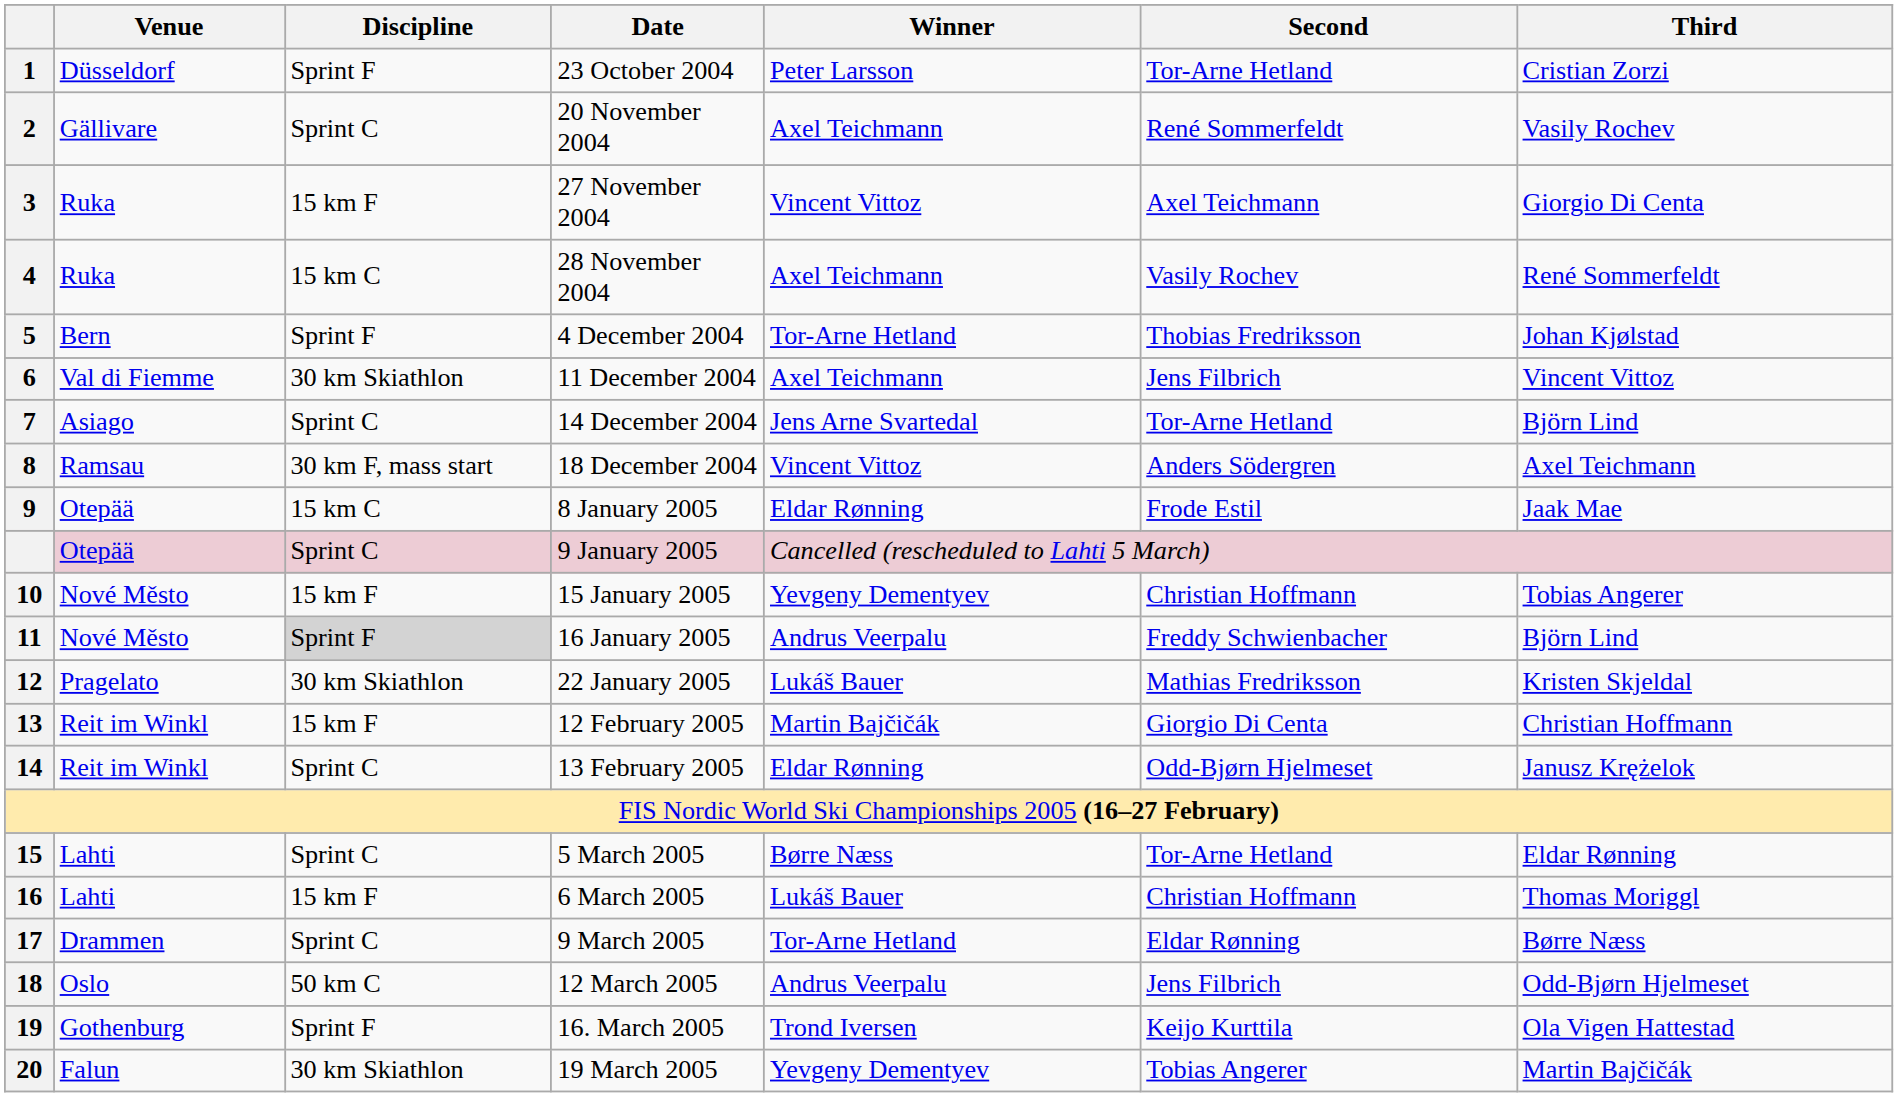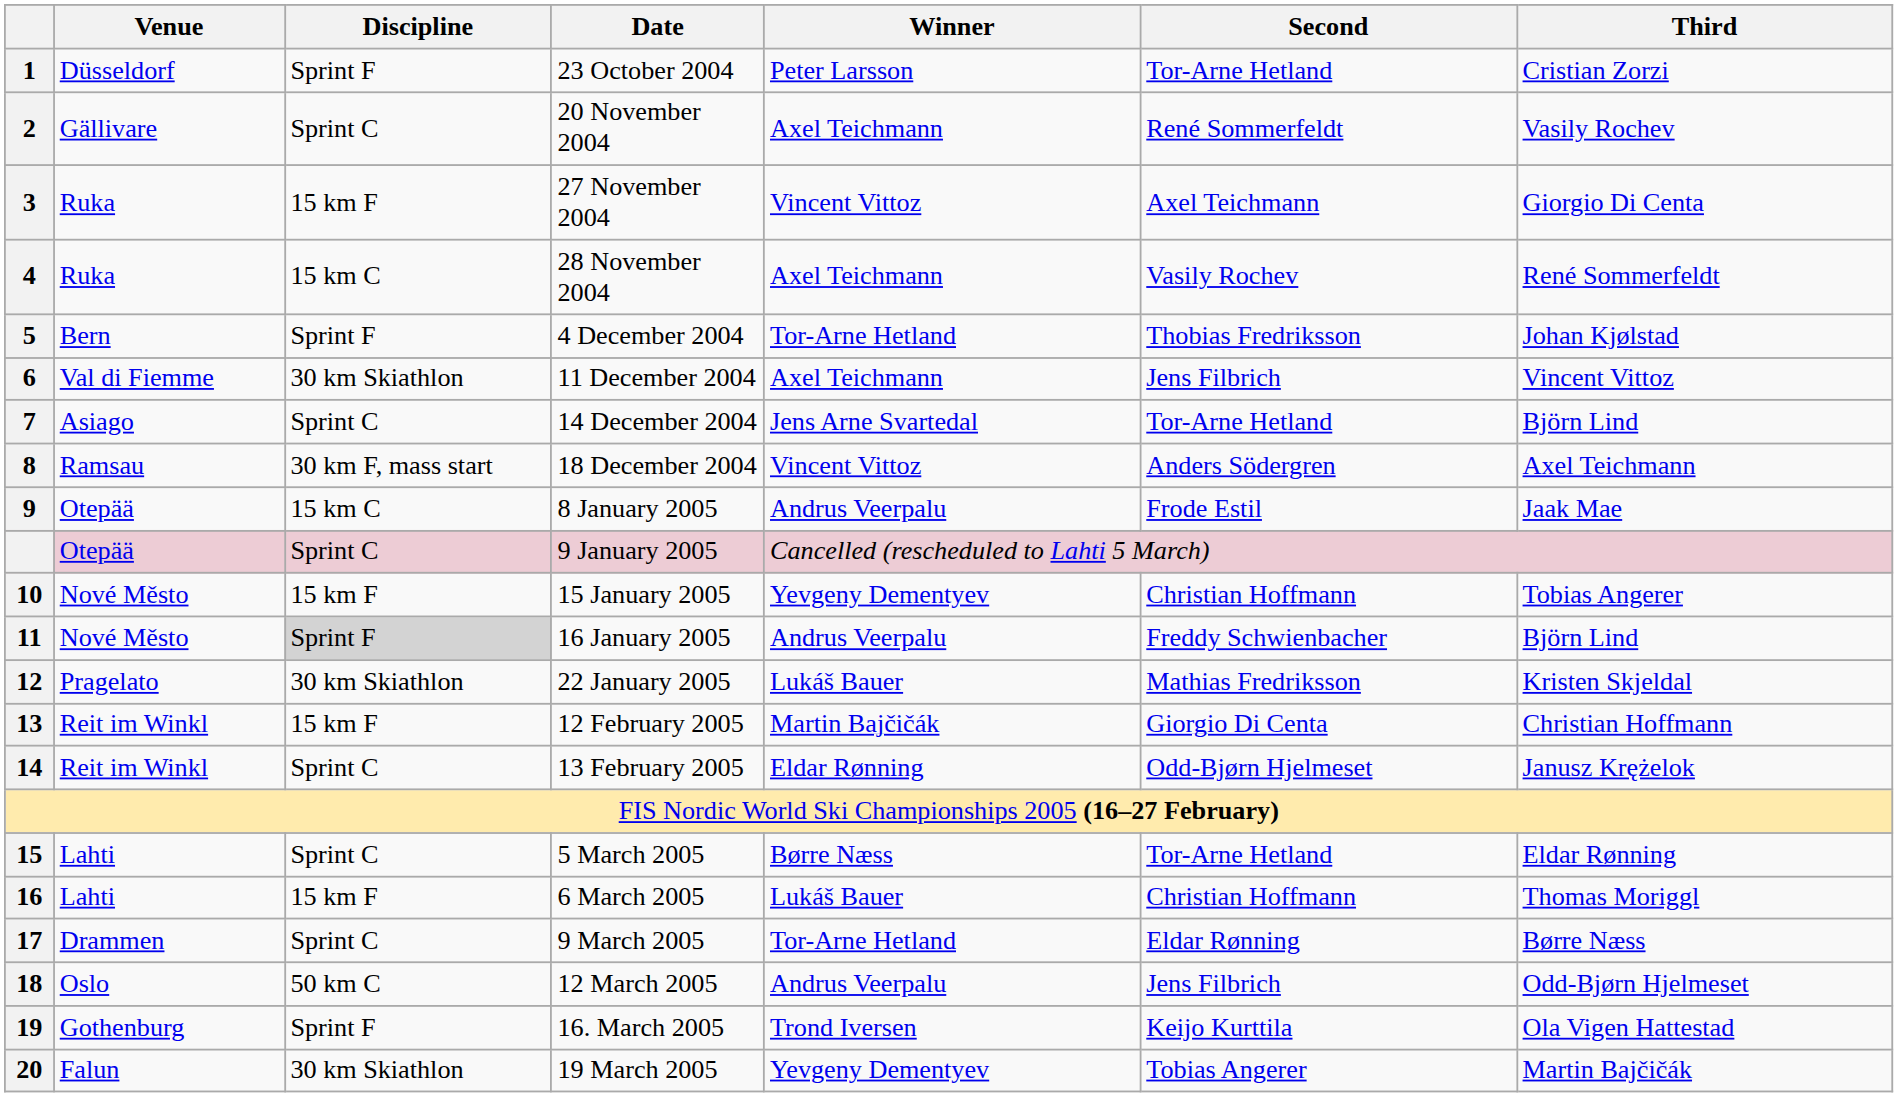(847, 508) Eldar Rønning -> (858, 508) Andrus Veerpalu
